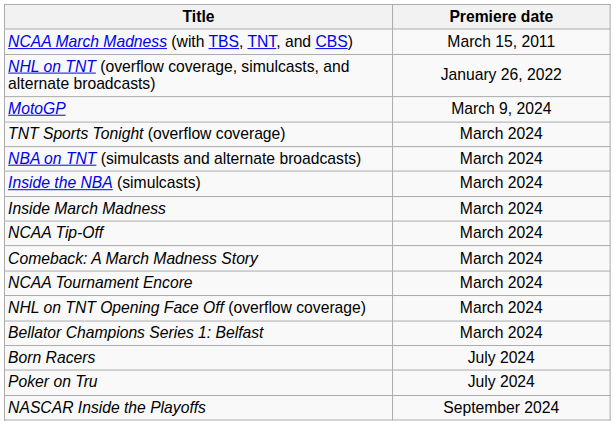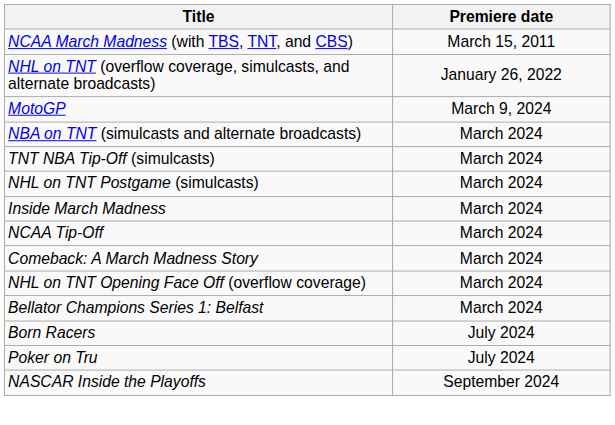- row: (147, 134)
+ row: (111, 158)
- row: (104, 183)
+ row: (133, 183)
- row: (100, 283)
